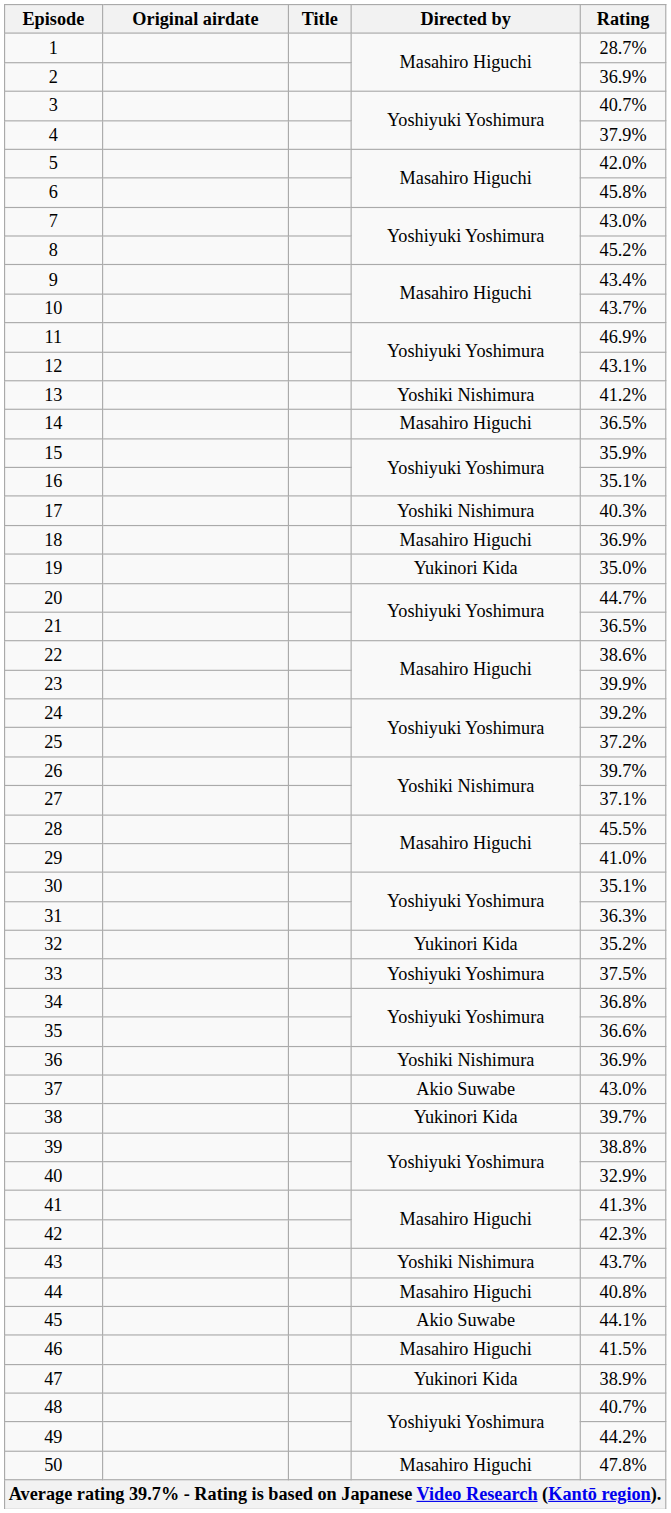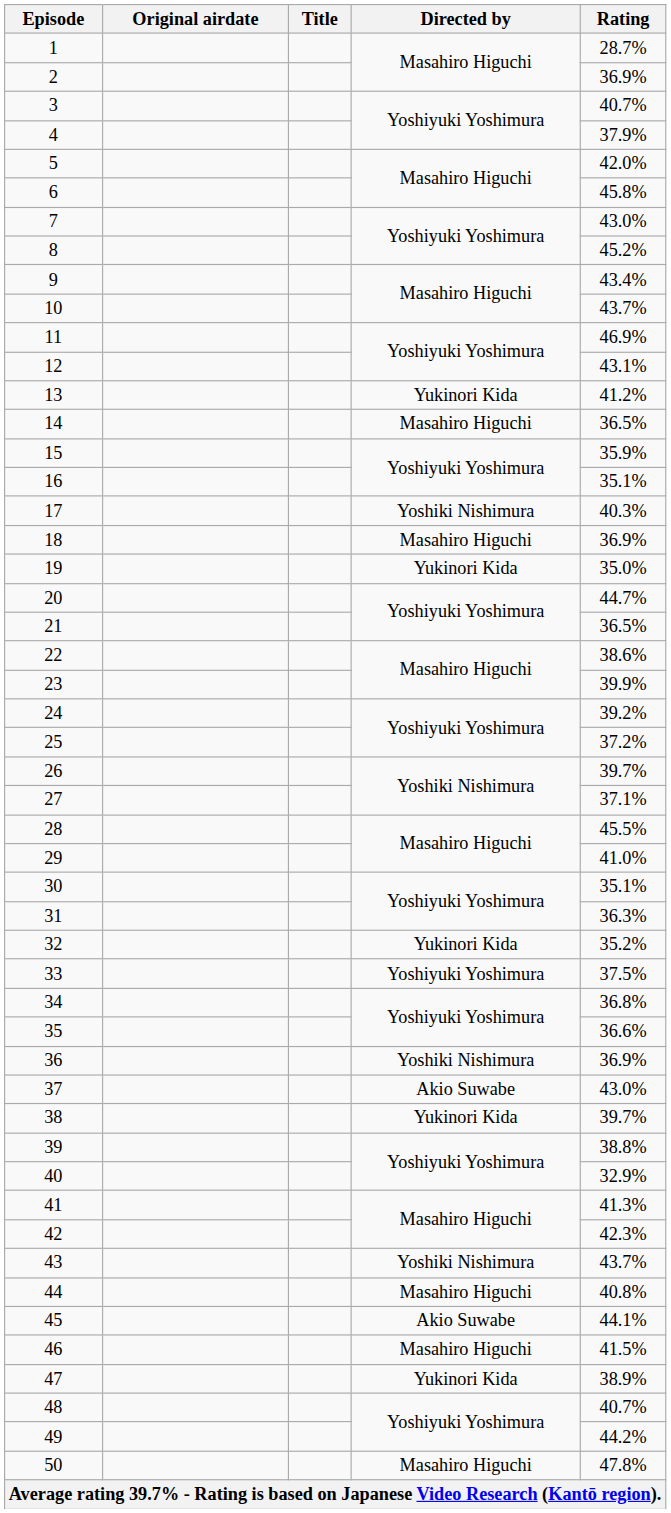(466, 395) Yoshiki Nishimura -> (466, 395) Yukinori Kida
